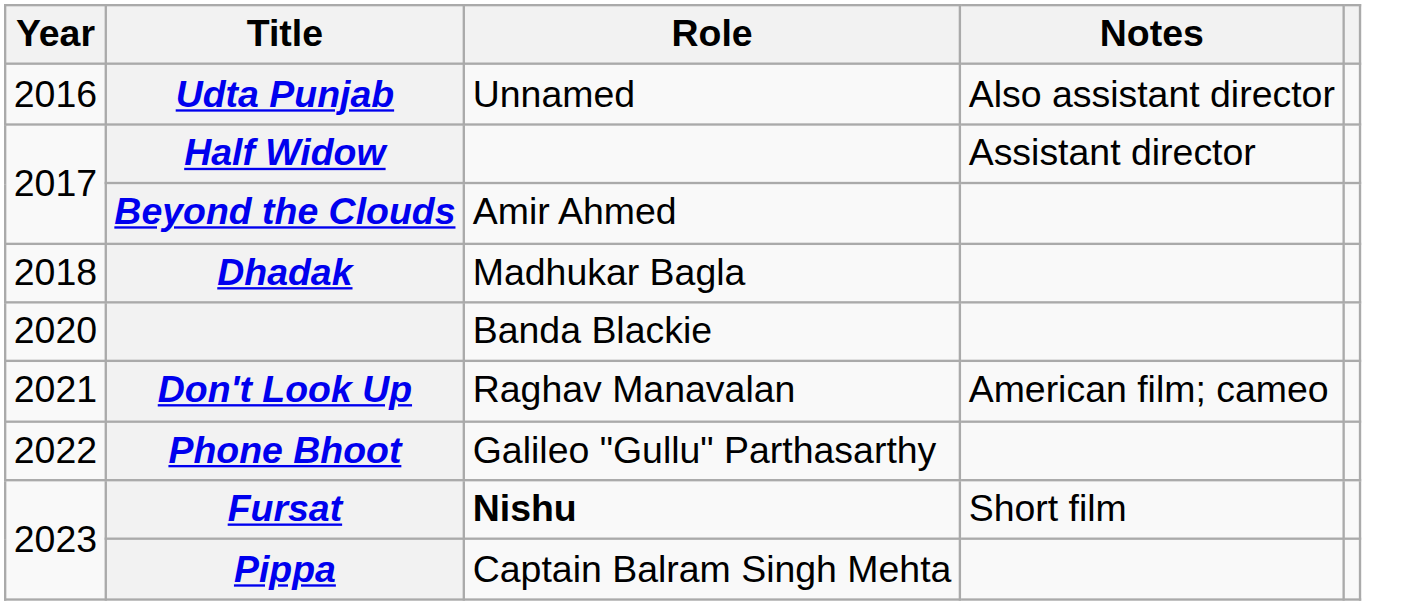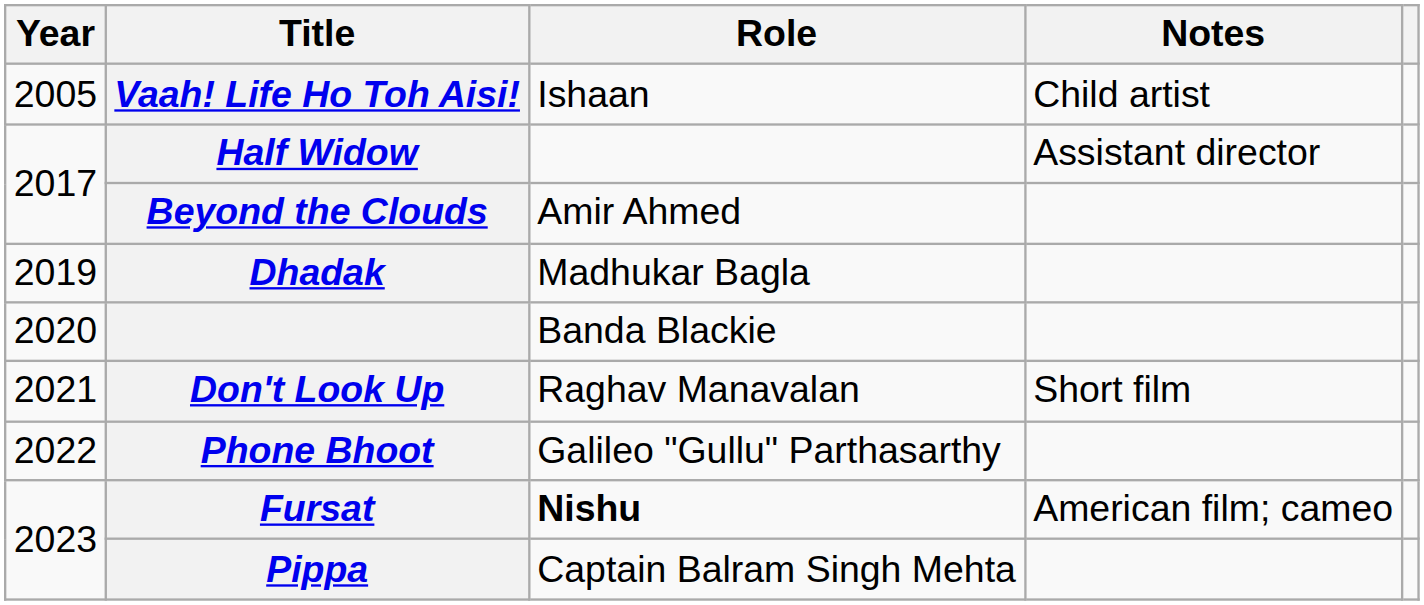+ row: (317, 93)
- row: (285, 93)
(55, 271) 2018 -> (55, 271) 2019
(1149, 390) American film; cameo -> (1112, 390) Short film
(1048, 509) Short film -> (1213, 509) American film; cameo
